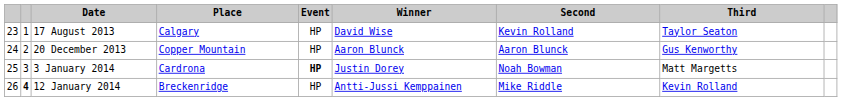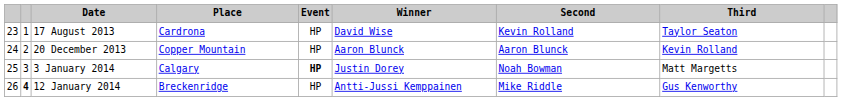(179, 32) Calgary -> (182, 32) Cardrona
(700, 50) Gus Kenworthy -> (700, 50) Kevin Rolland
(182, 69) Cardrona -> (179, 69) Calgary
(700, 87) Kevin Rolland -> (700, 87) Gus Kenworthy
